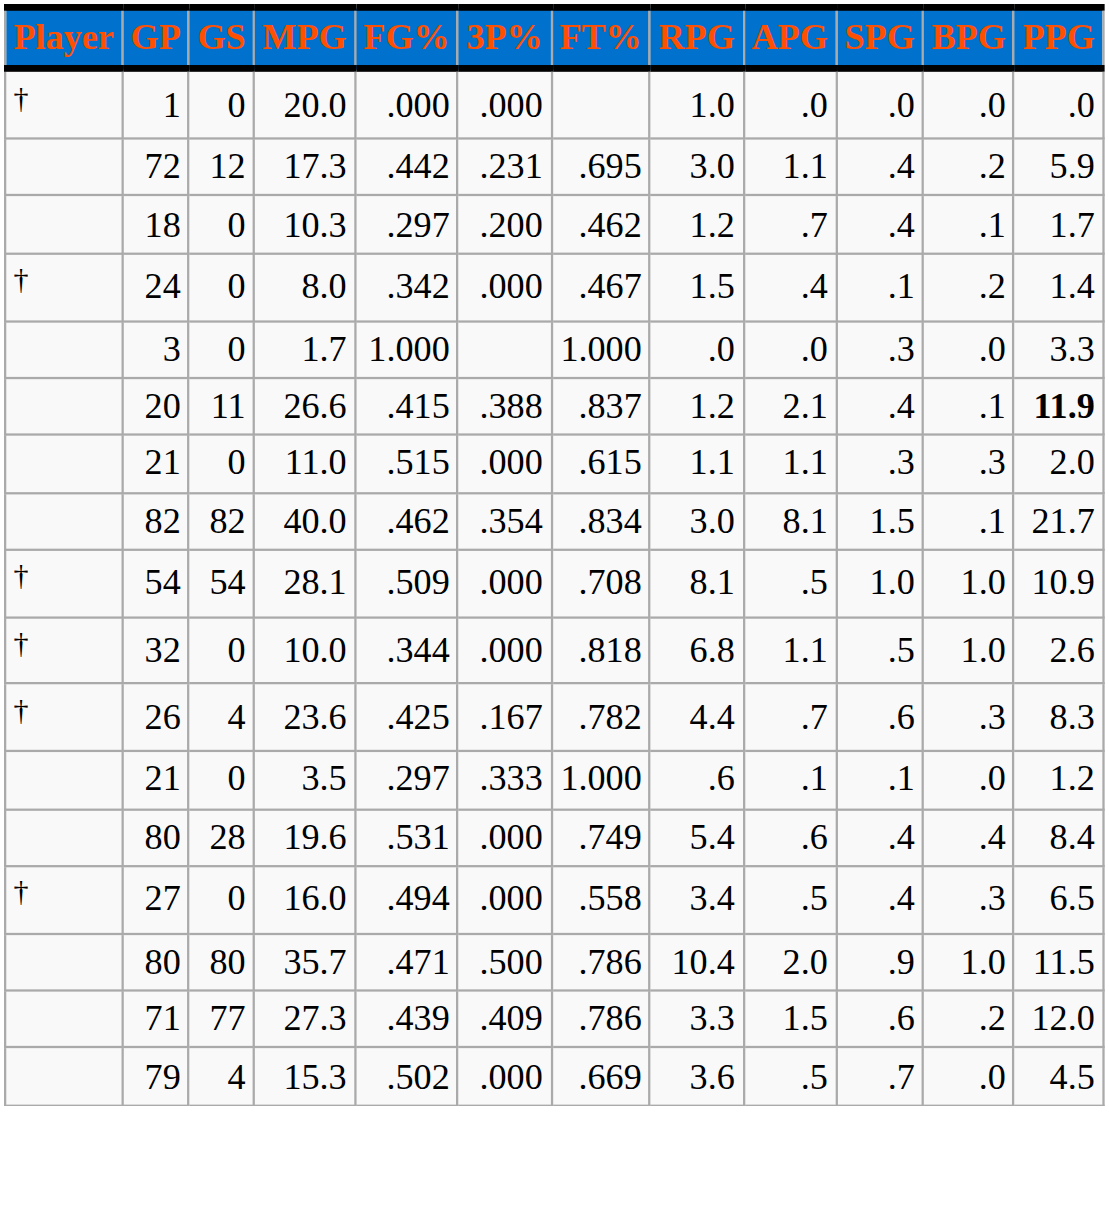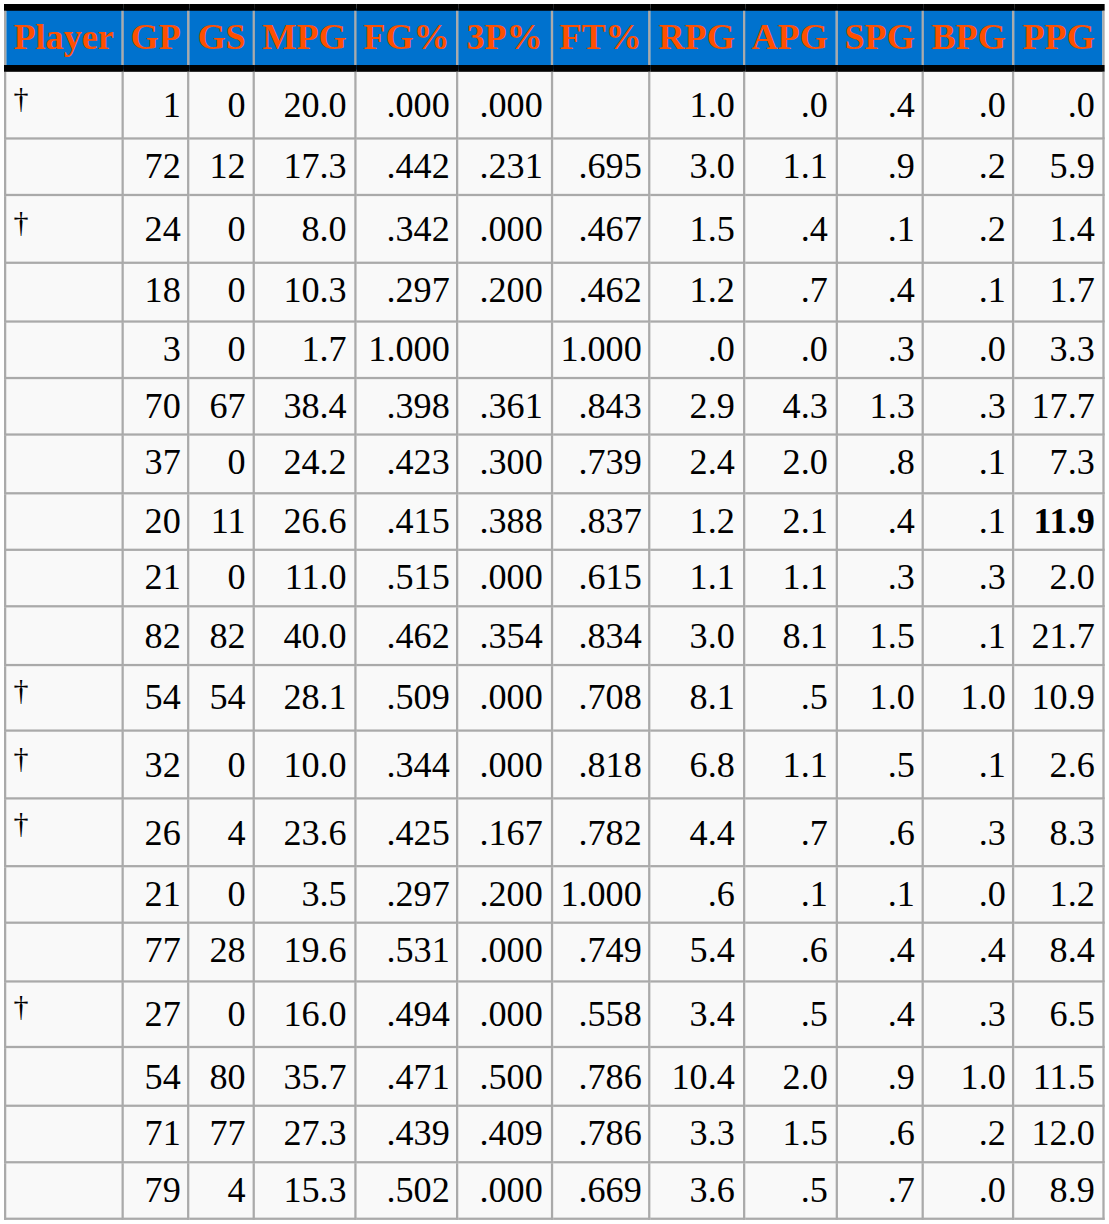(901, 104) .0 -> (901, 104) .4
(901, 166) .4 -> (901, 166) .9
rows swapped: (324, 286) <-> (315, 224)
+ row: (315, 405)
+ row: (315, 463)
(983, 649) 1.0 -> (992, 764) .1
(511, 779) .333 -> (511, 893) .200
(163, 836) 80 -> (163, 951) 77
(163, 961) 80 -> (163, 1075) 54
(1072, 1075) 4.5 -> (1072, 1190) 8.9
